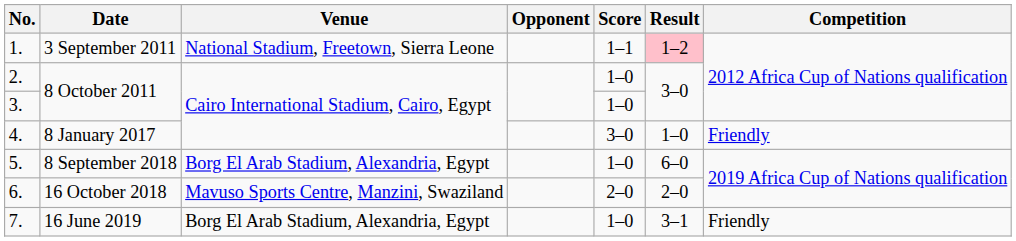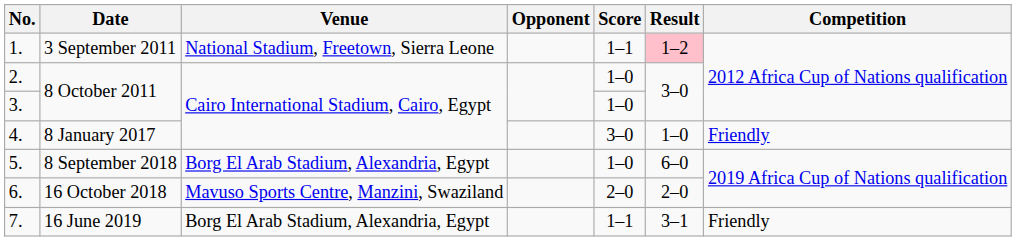(620, 221) 1–0 -> (620, 221) 1–1
